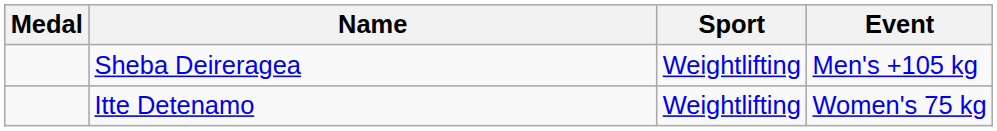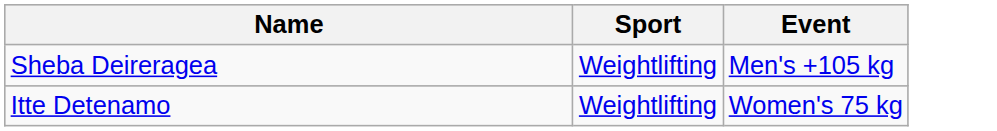- column: (47, 24)
